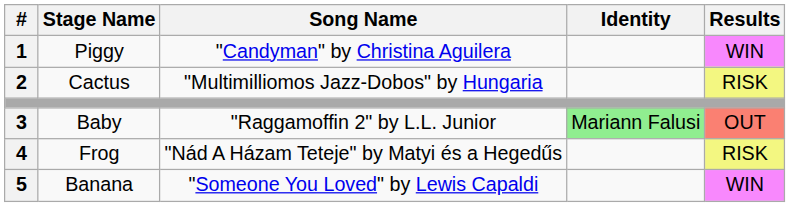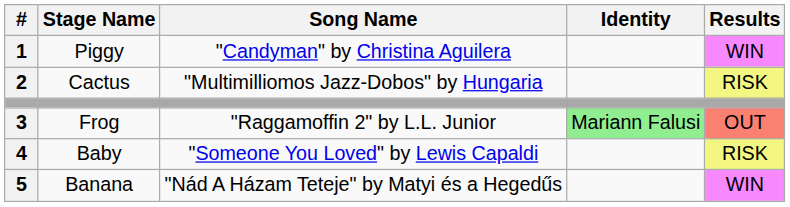(99, 122) Baby -> (99, 122) Frog
(99, 154) Frog -> (99, 154) Baby
(363, 154) "Nád A Házam Teteje" by Matyi és a Hegedűs -> (363, 154) "Someone You Loved" by Lewis Capaldi
(363, 185) "Someone You Loved" by Lewis Capaldi -> (363, 185) "Nád A Házam Teteje" by Matyi és a Hegedűs
